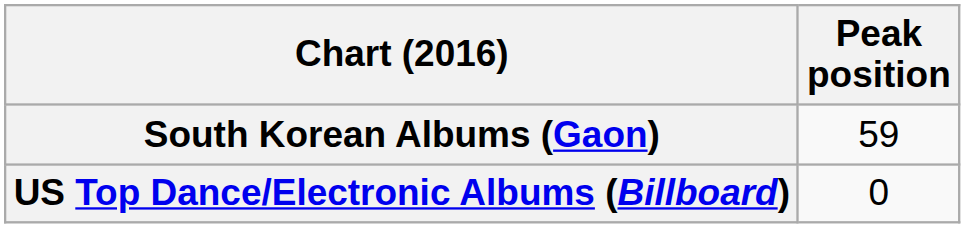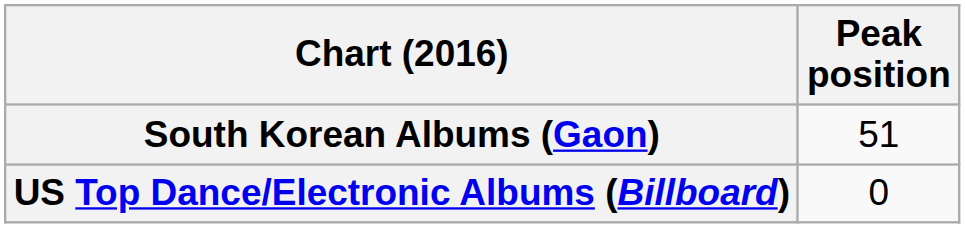(879, 134) 59 -> (879, 134) 51
